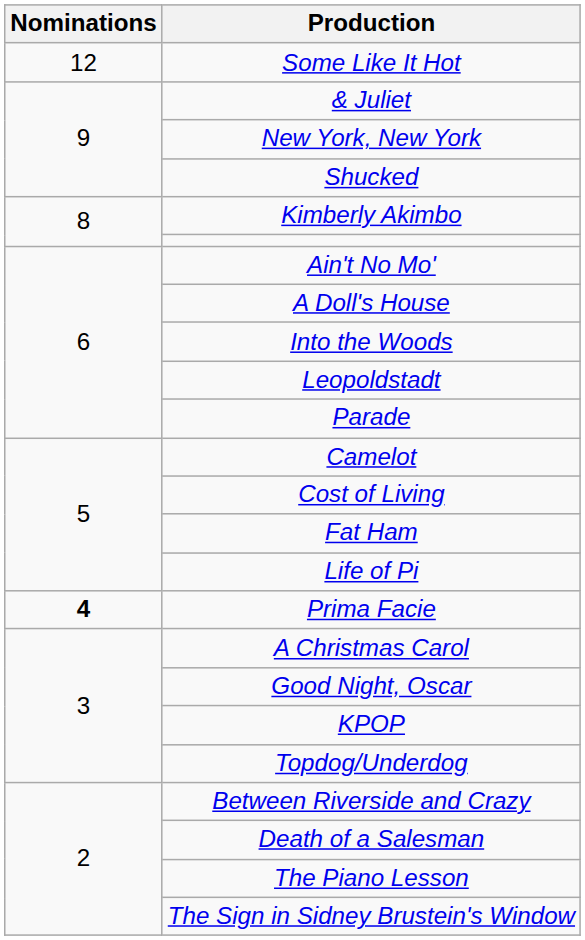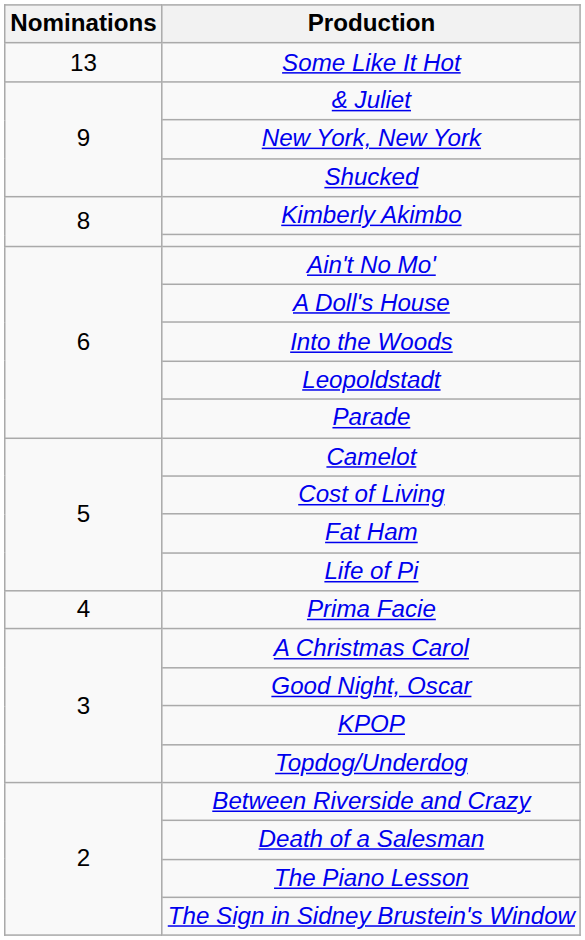(83, 62) 12 -> (83, 62) 13
(83, 609) bold -> (83, 609) normal
